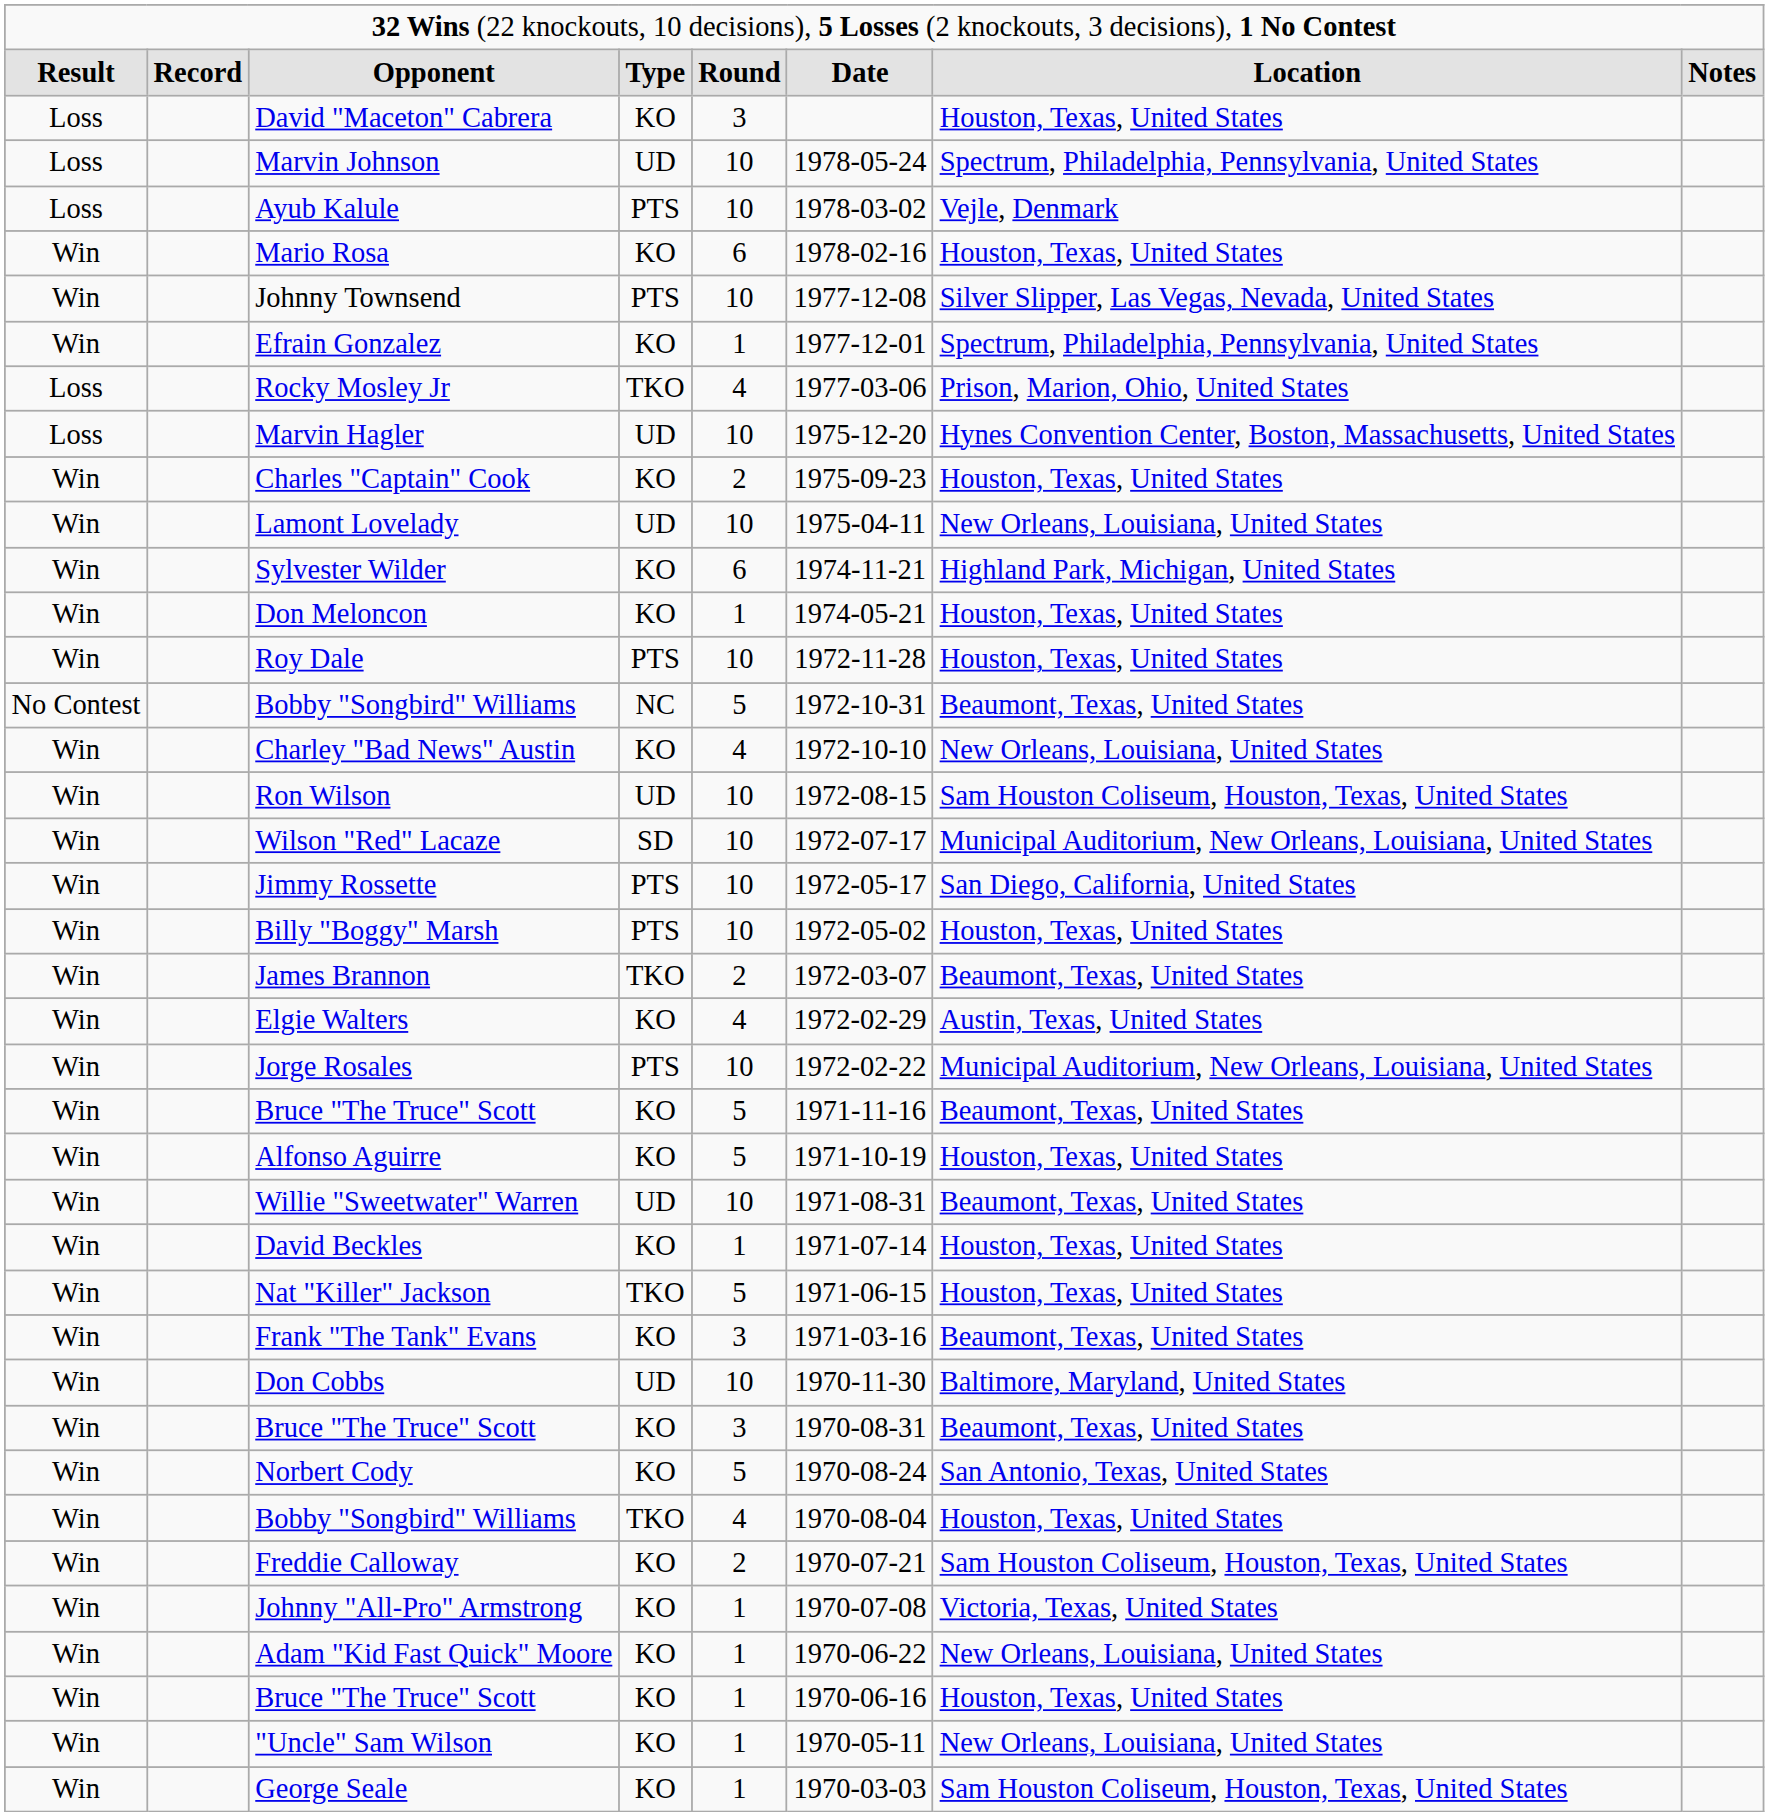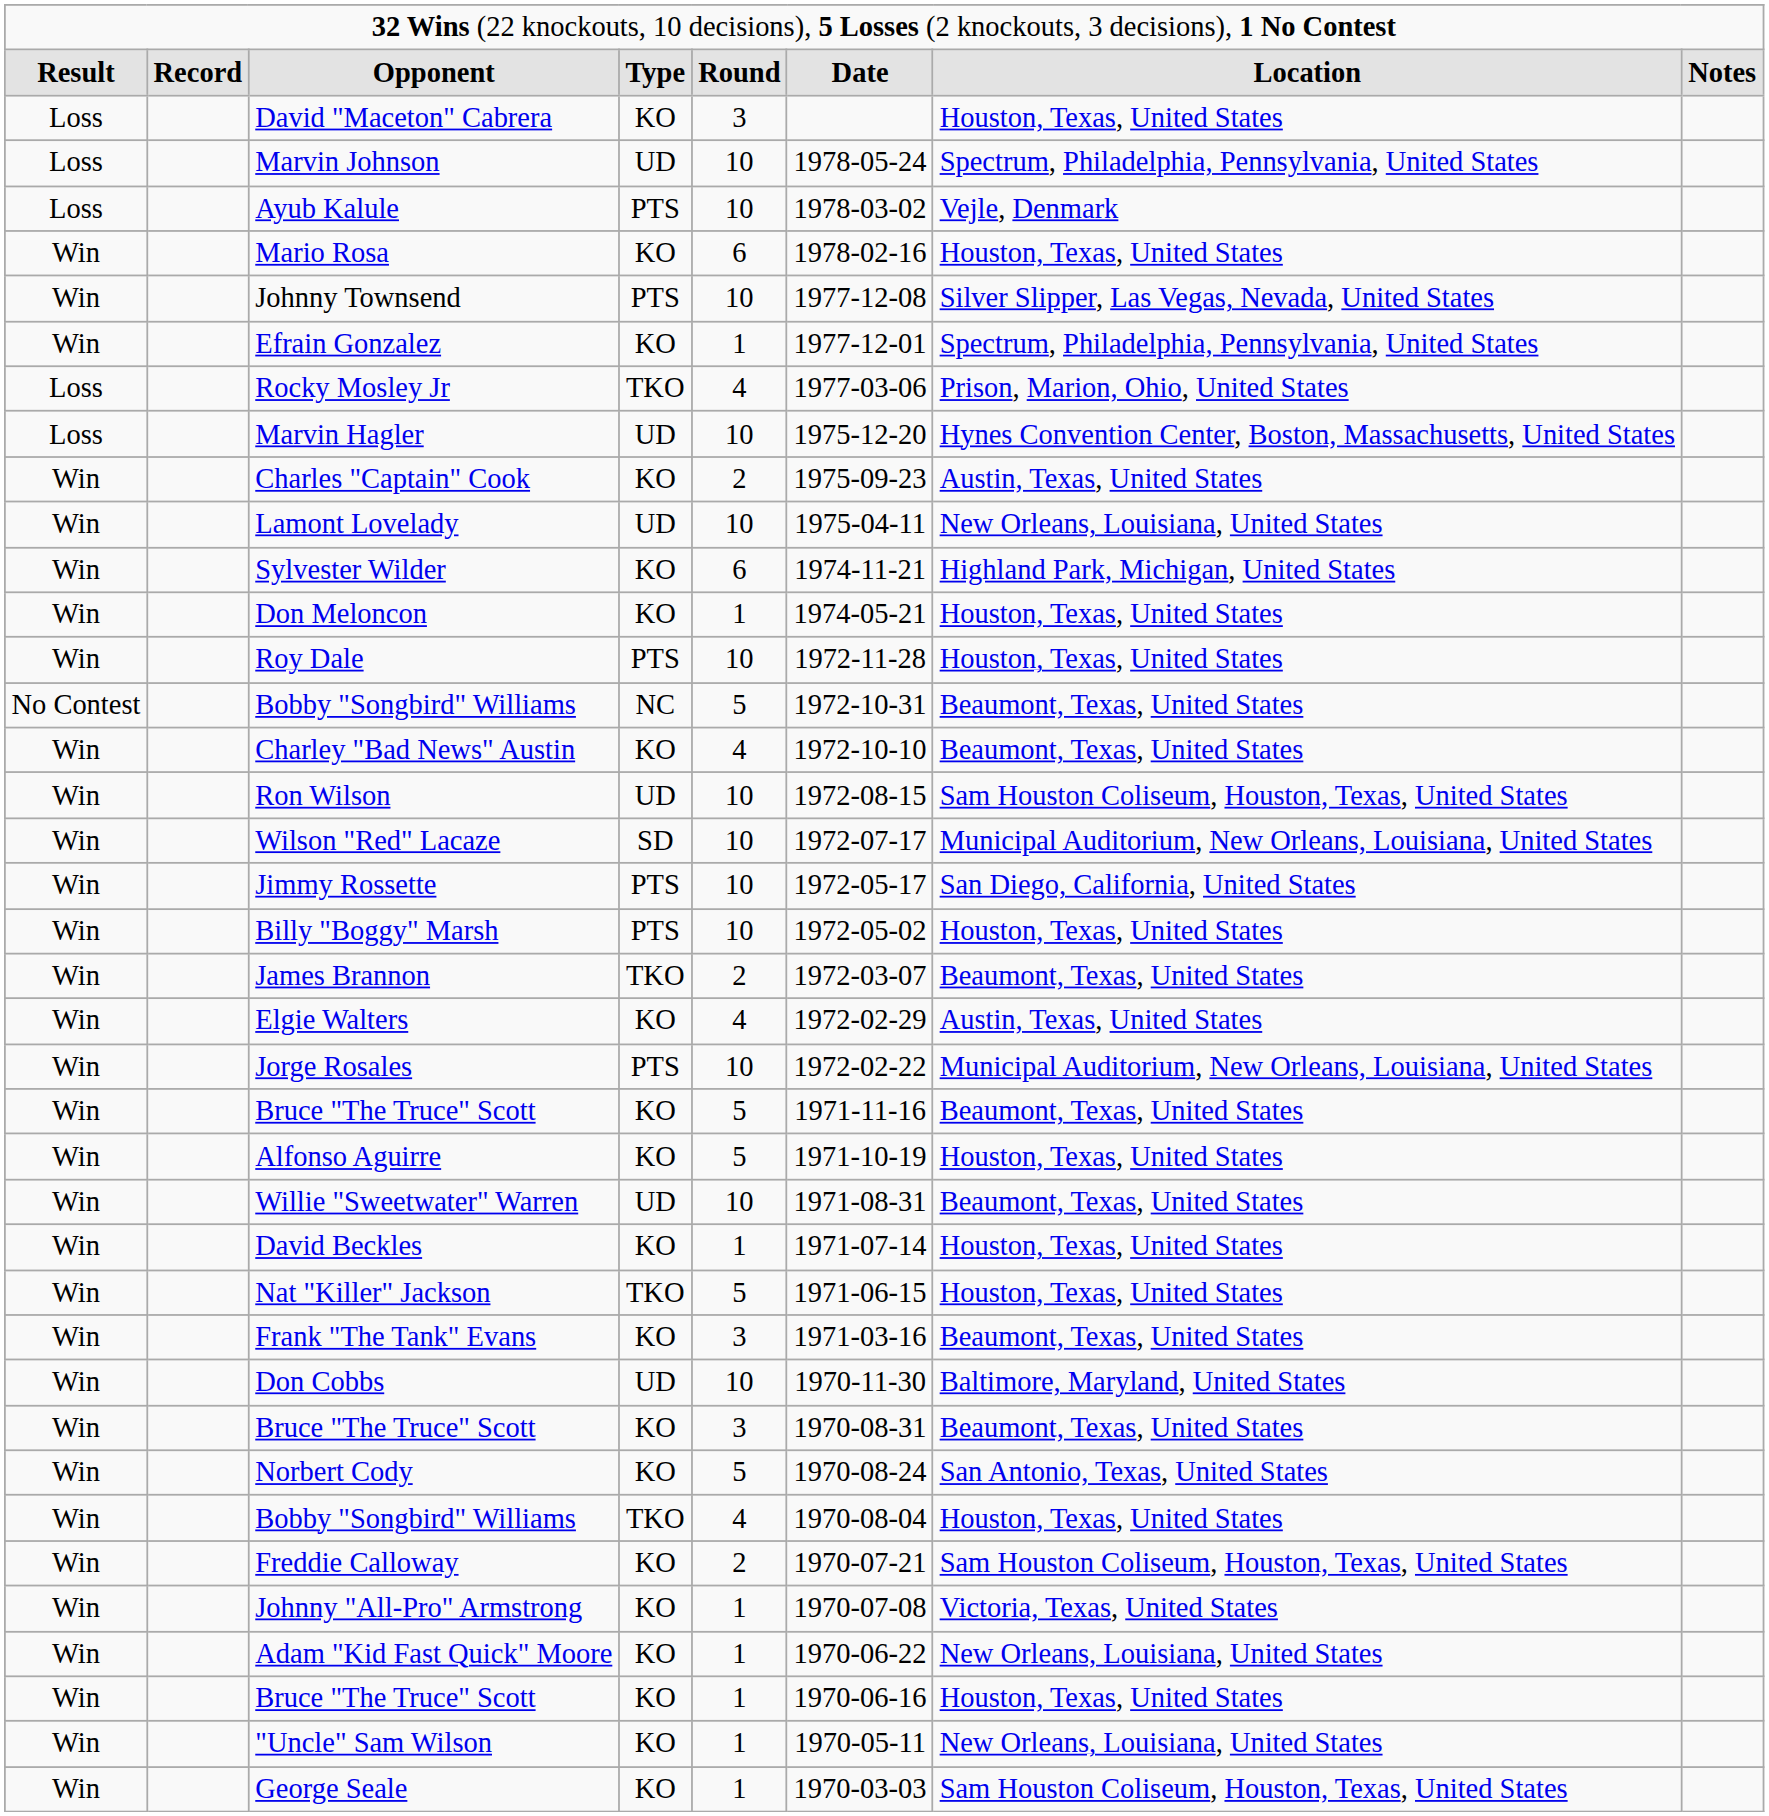(1111, 478) Houston, Texas, United States -> (1101, 478) Austin, Texas, United States
(1161, 749) New Orleans, Louisiana, United States -> (1121, 749) Beaumont, Texas, United States
